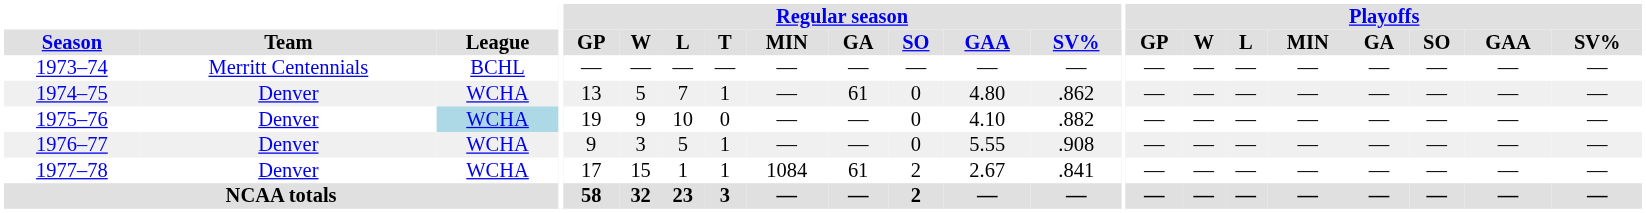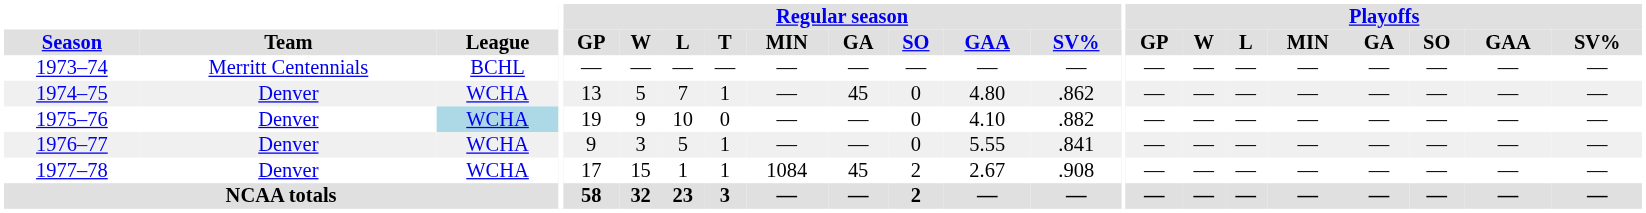(858, 93) 61 -> (858, 93) 45
(1076, 144) .908 -> (1076, 144) .841
(858, 170) 61 -> (858, 170) 45
(1076, 170) .841 -> (1076, 170) .908
